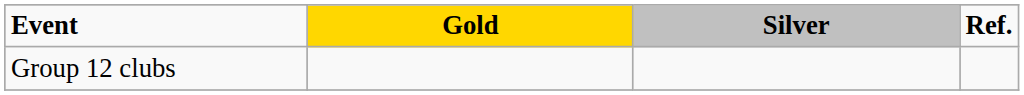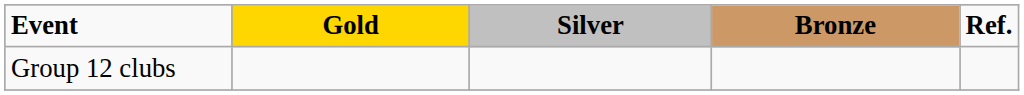+ column: (835, 25)
